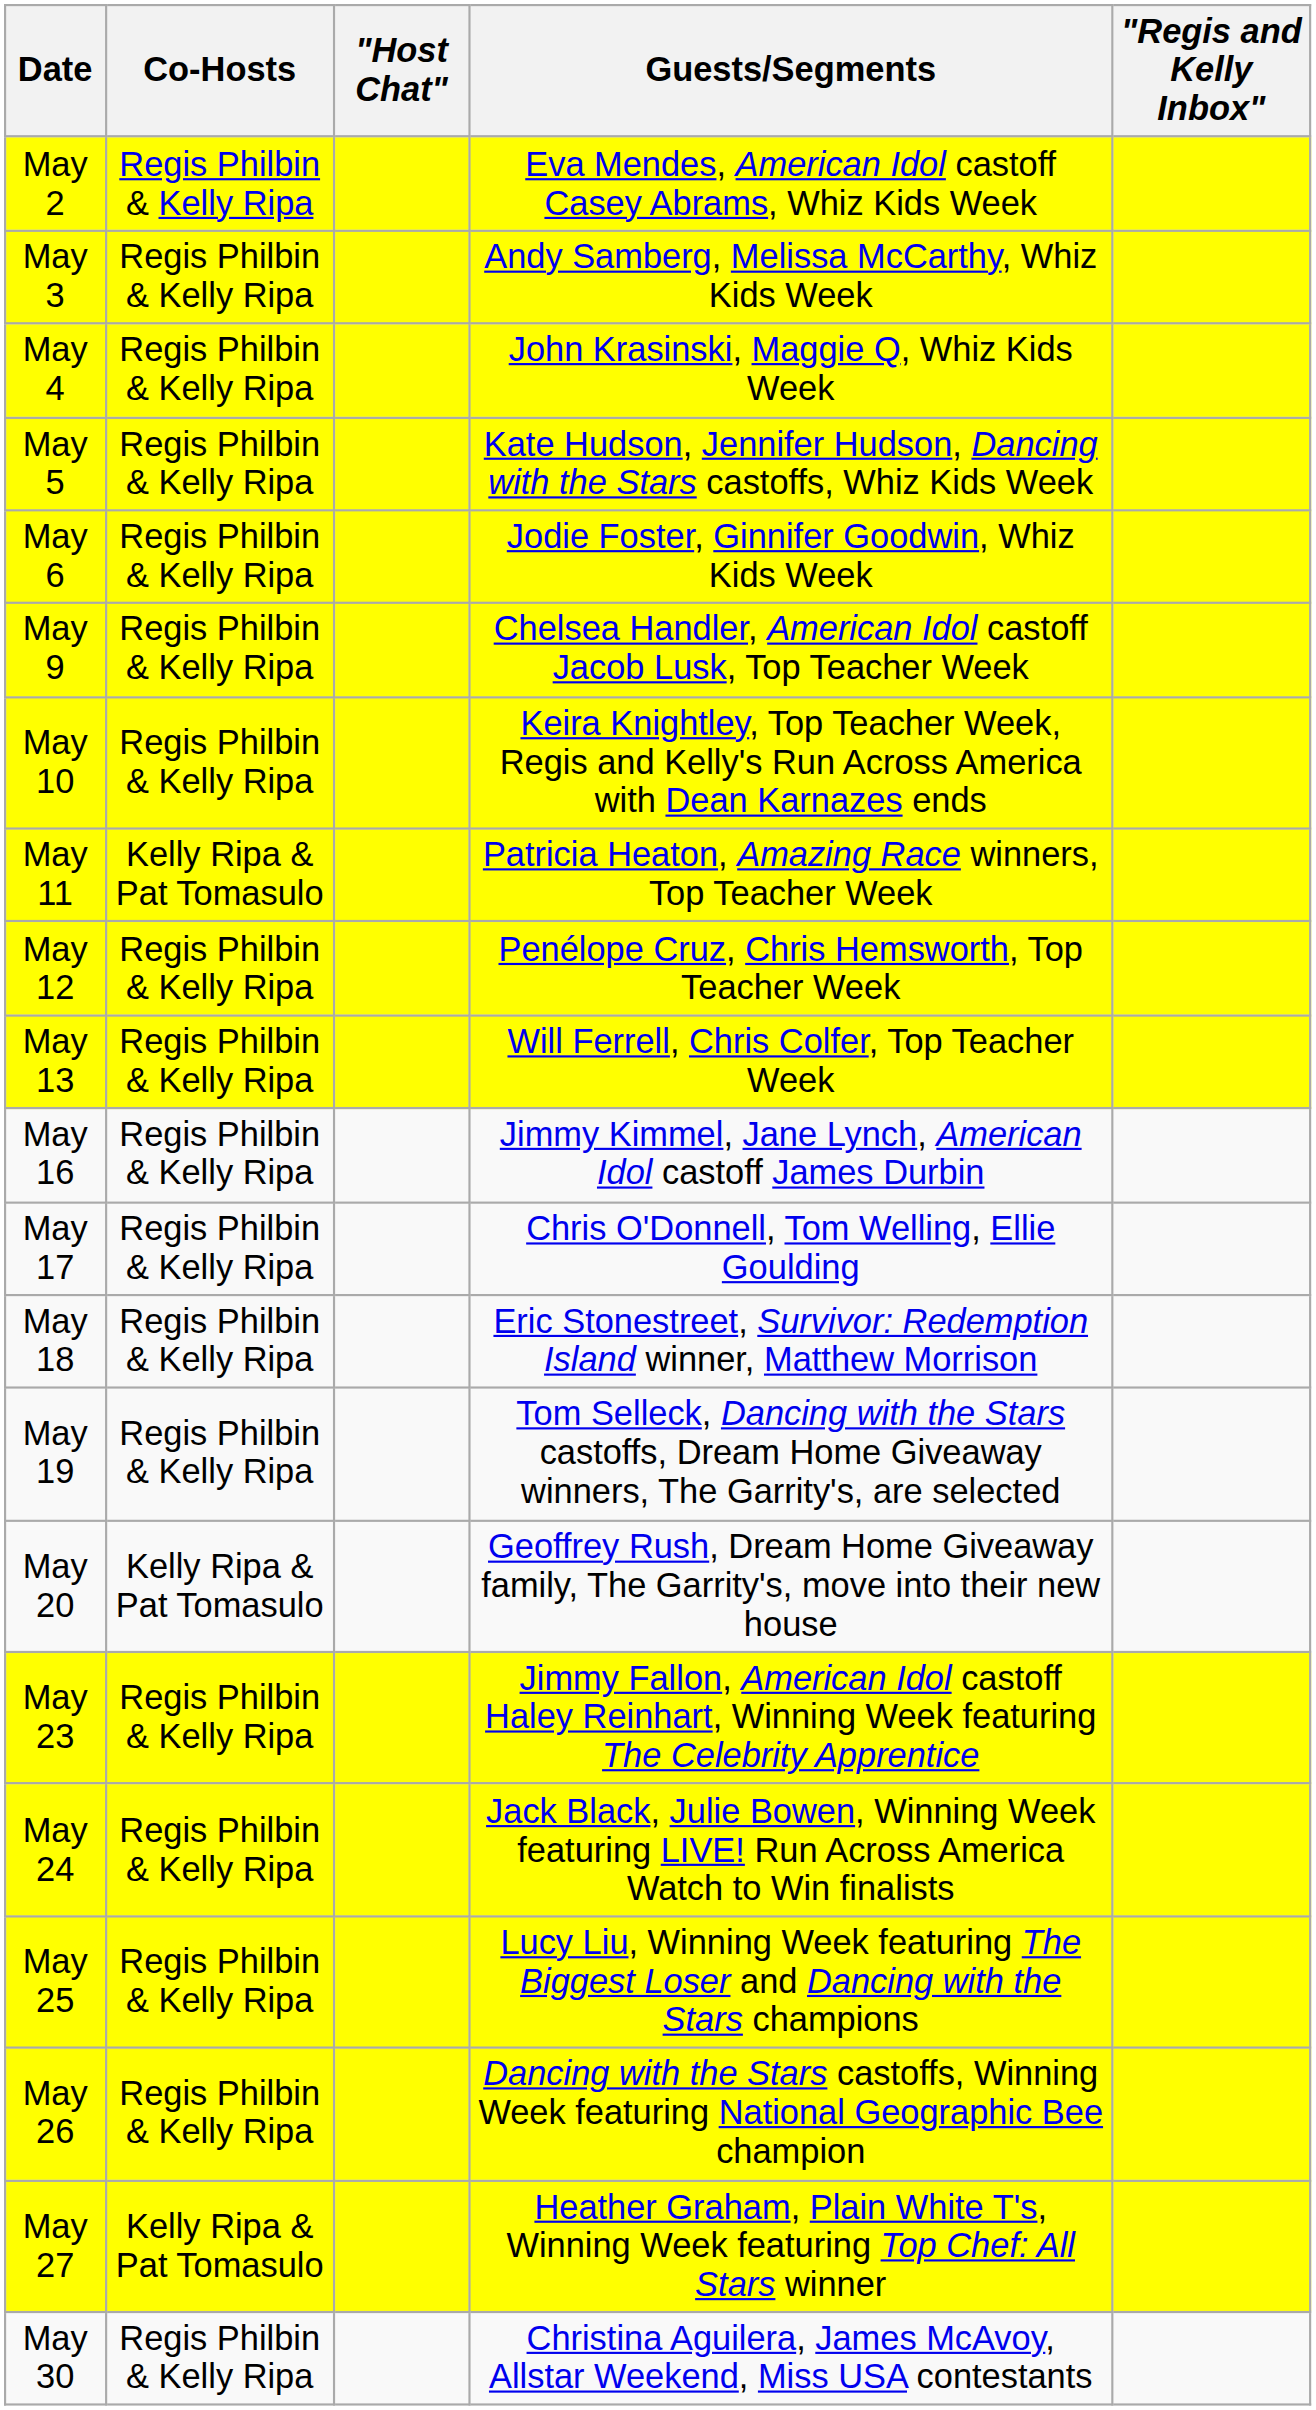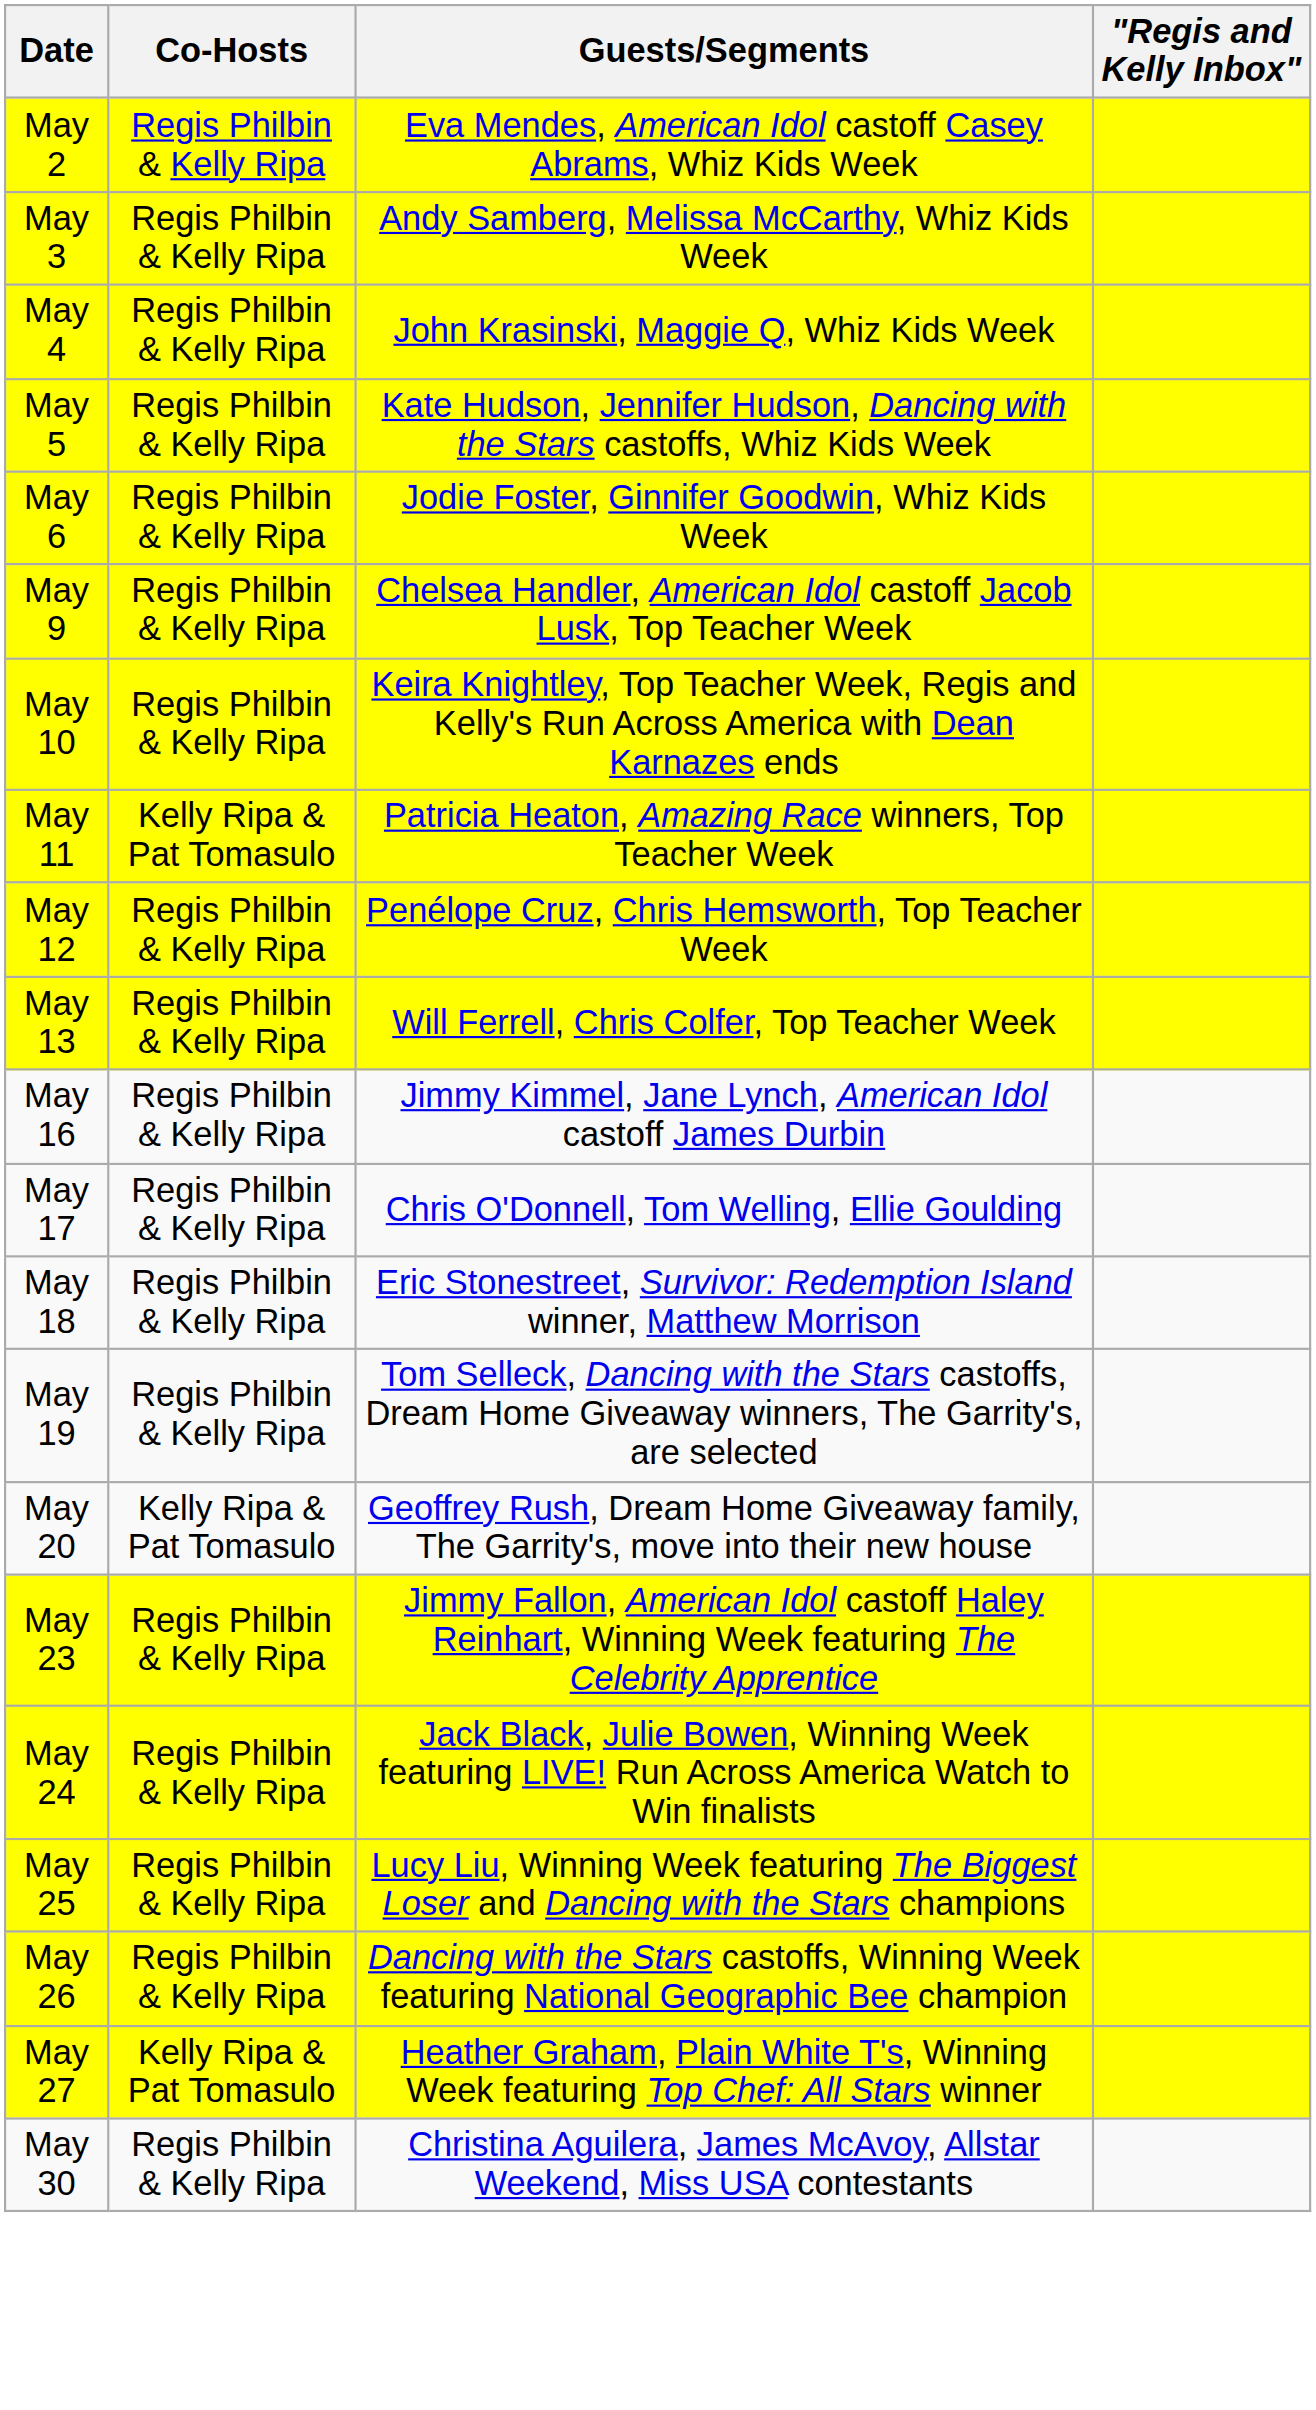- column: (402, 70)
